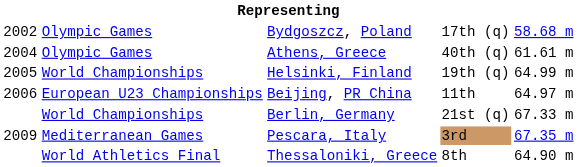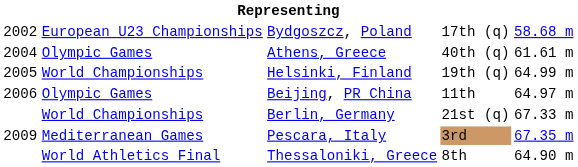(97, 32) Olympic Games -> (152, 32) European U23 Championships
(152, 94) European U23 Championships -> (97, 94) Olympic Games
